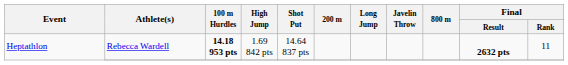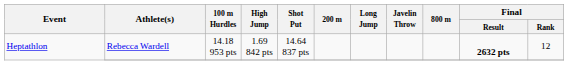(223, 47) bold -> (223, 47) normal
(546, 47) 11 -> (546, 47) 12
